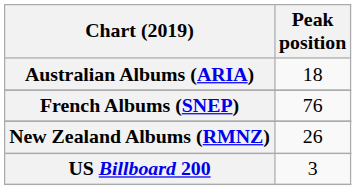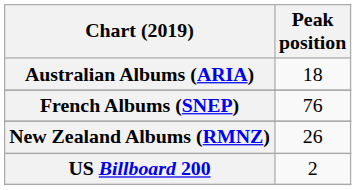(313, 168) 3 -> (313, 168) 2
